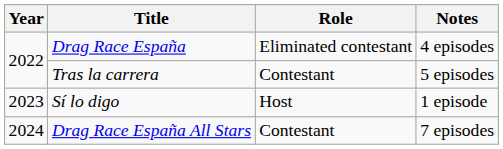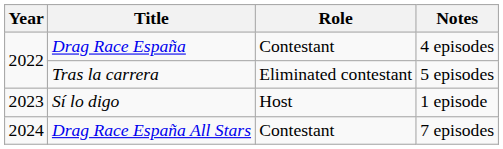(336, 46) Eliminated contestant -> (297, 46) Contestant
(297, 74) Contestant -> (336, 74) Eliminated contestant
